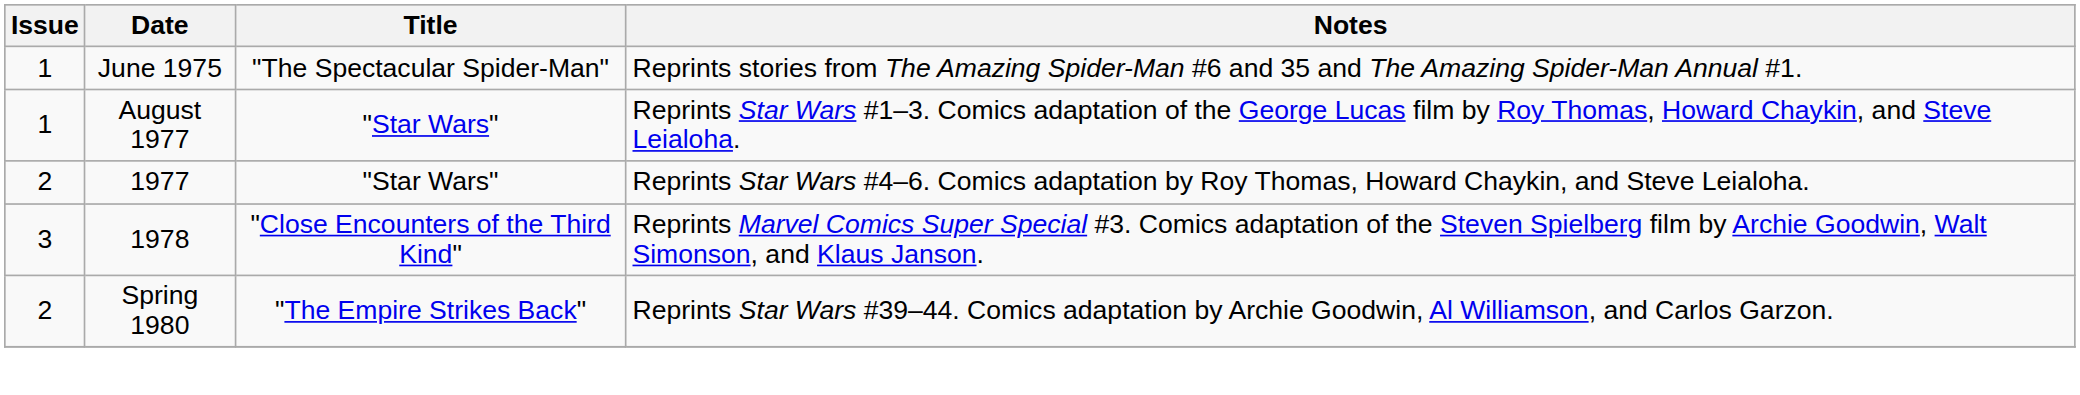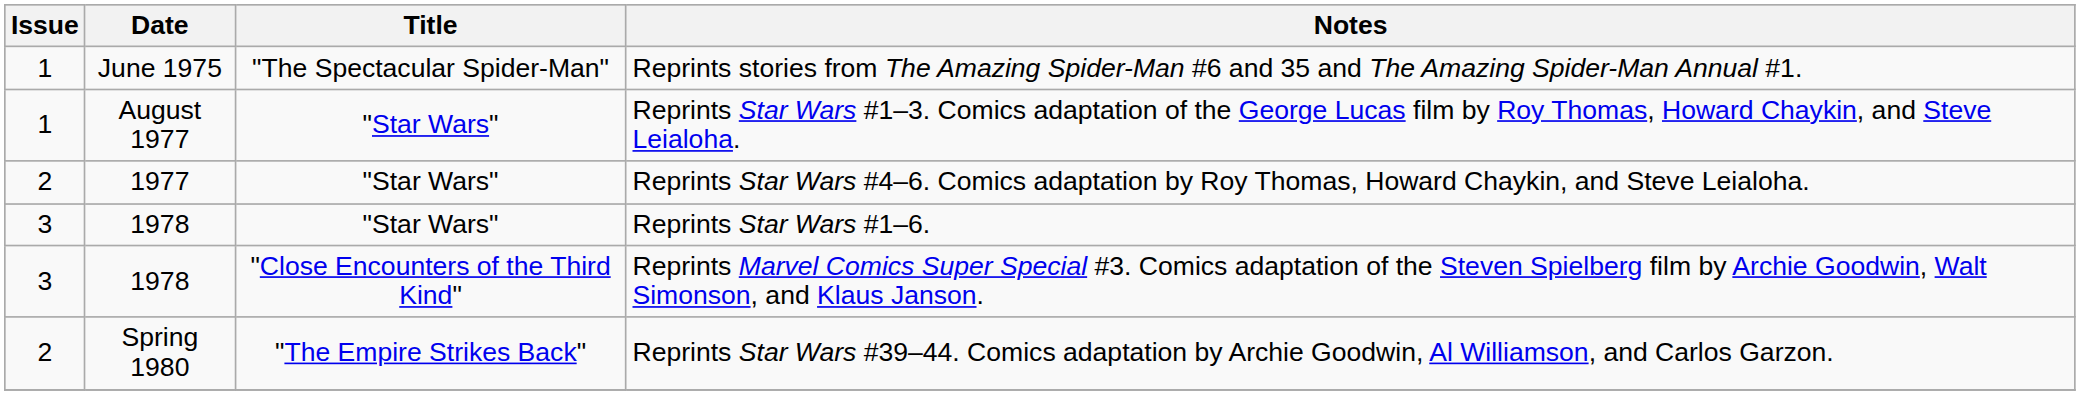+ row: (781, 223)
